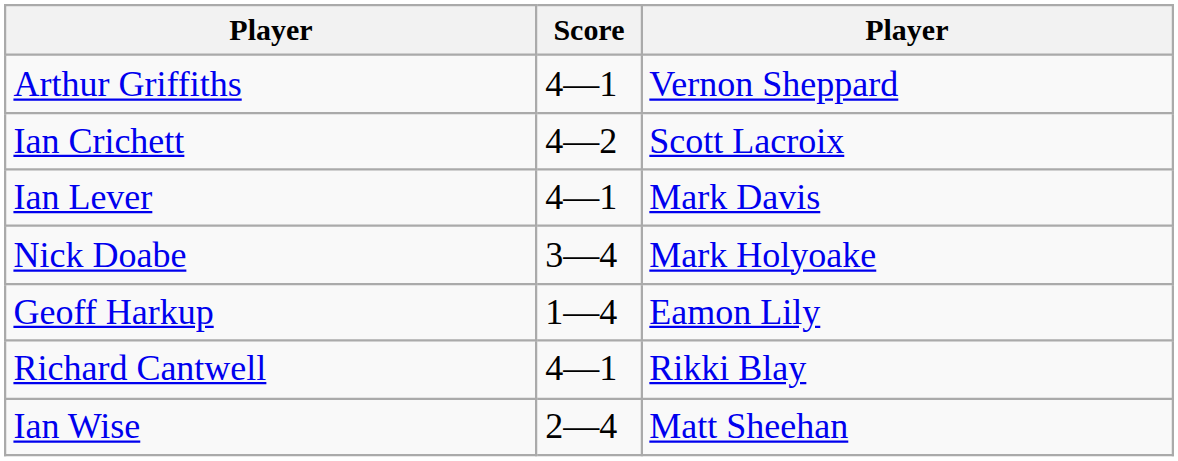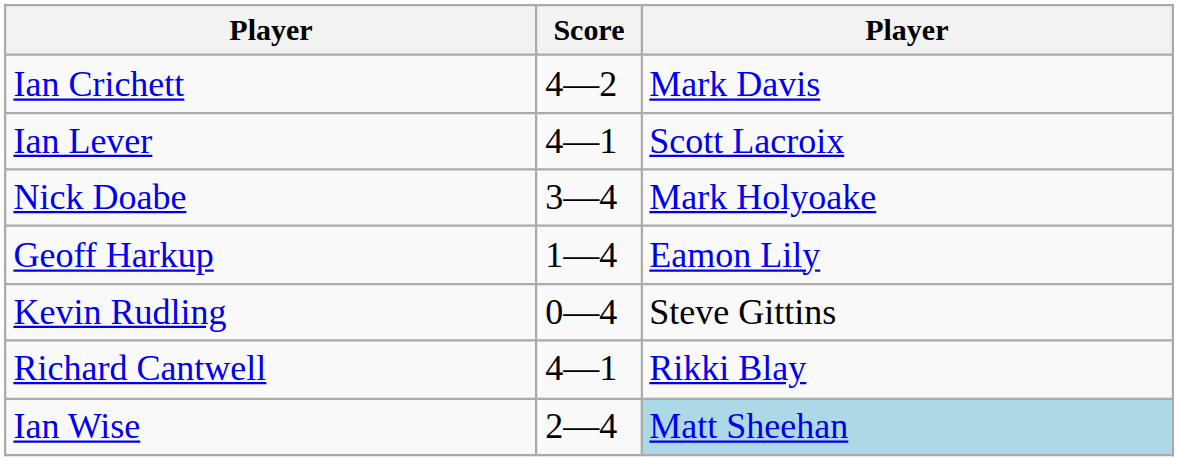- row: (128, 83)
(747, 140) Scott Lacroix -> (735, 83) Mark Davis
(735, 197) Mark Davis -> (747, 140) Scott Lacroix
+ row: (120, 311)
(749, 425) no background -> (749, 425) lightblue background
